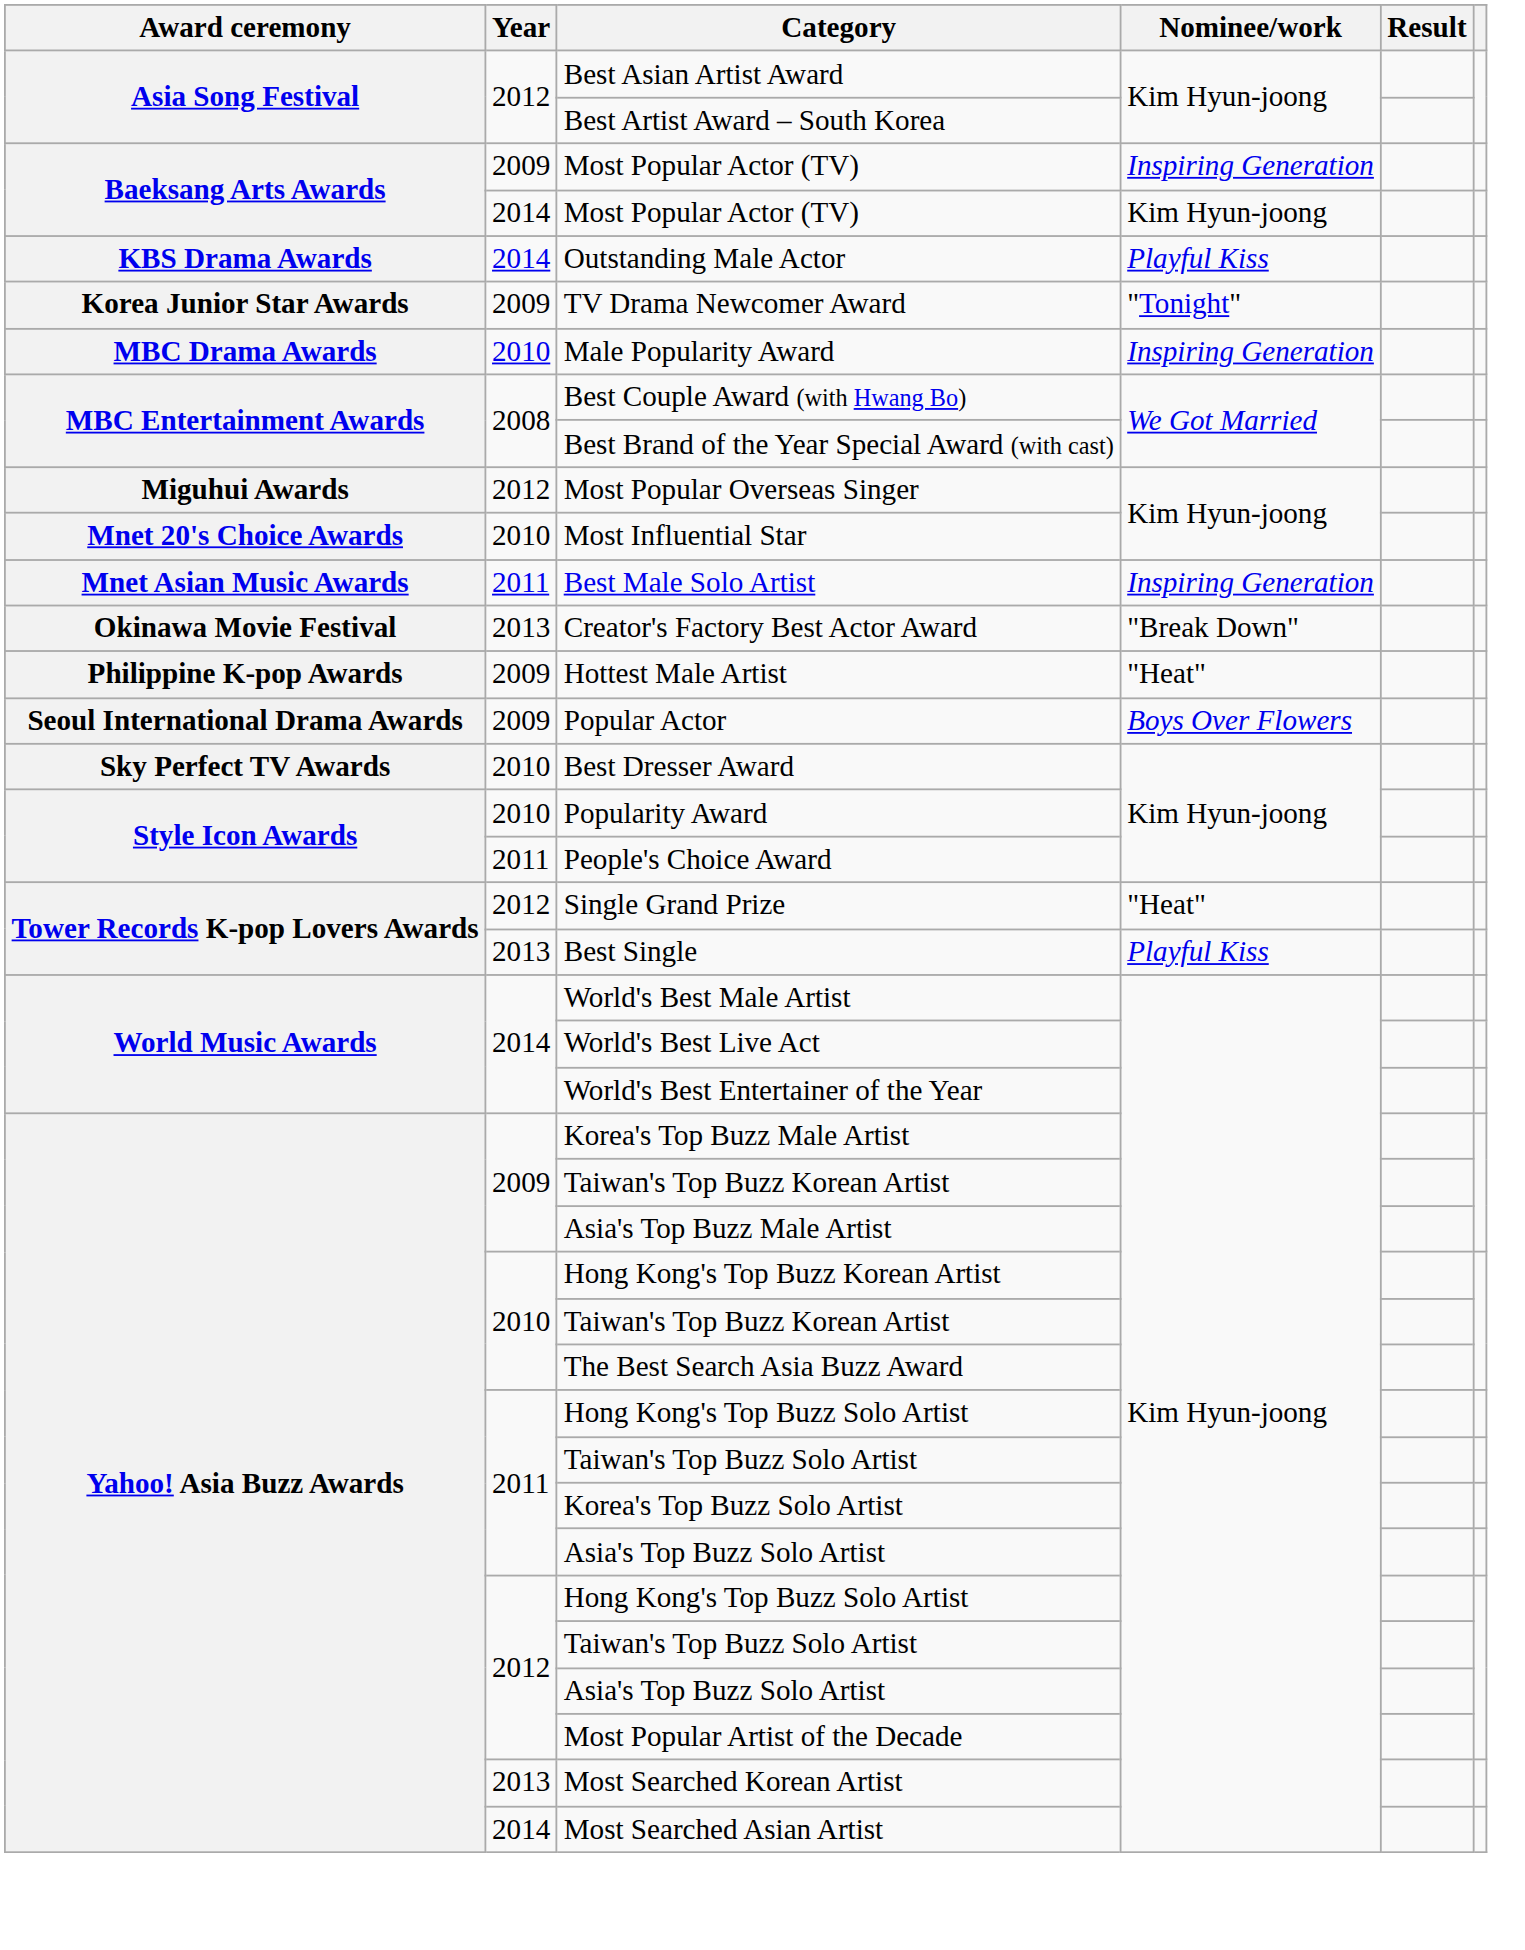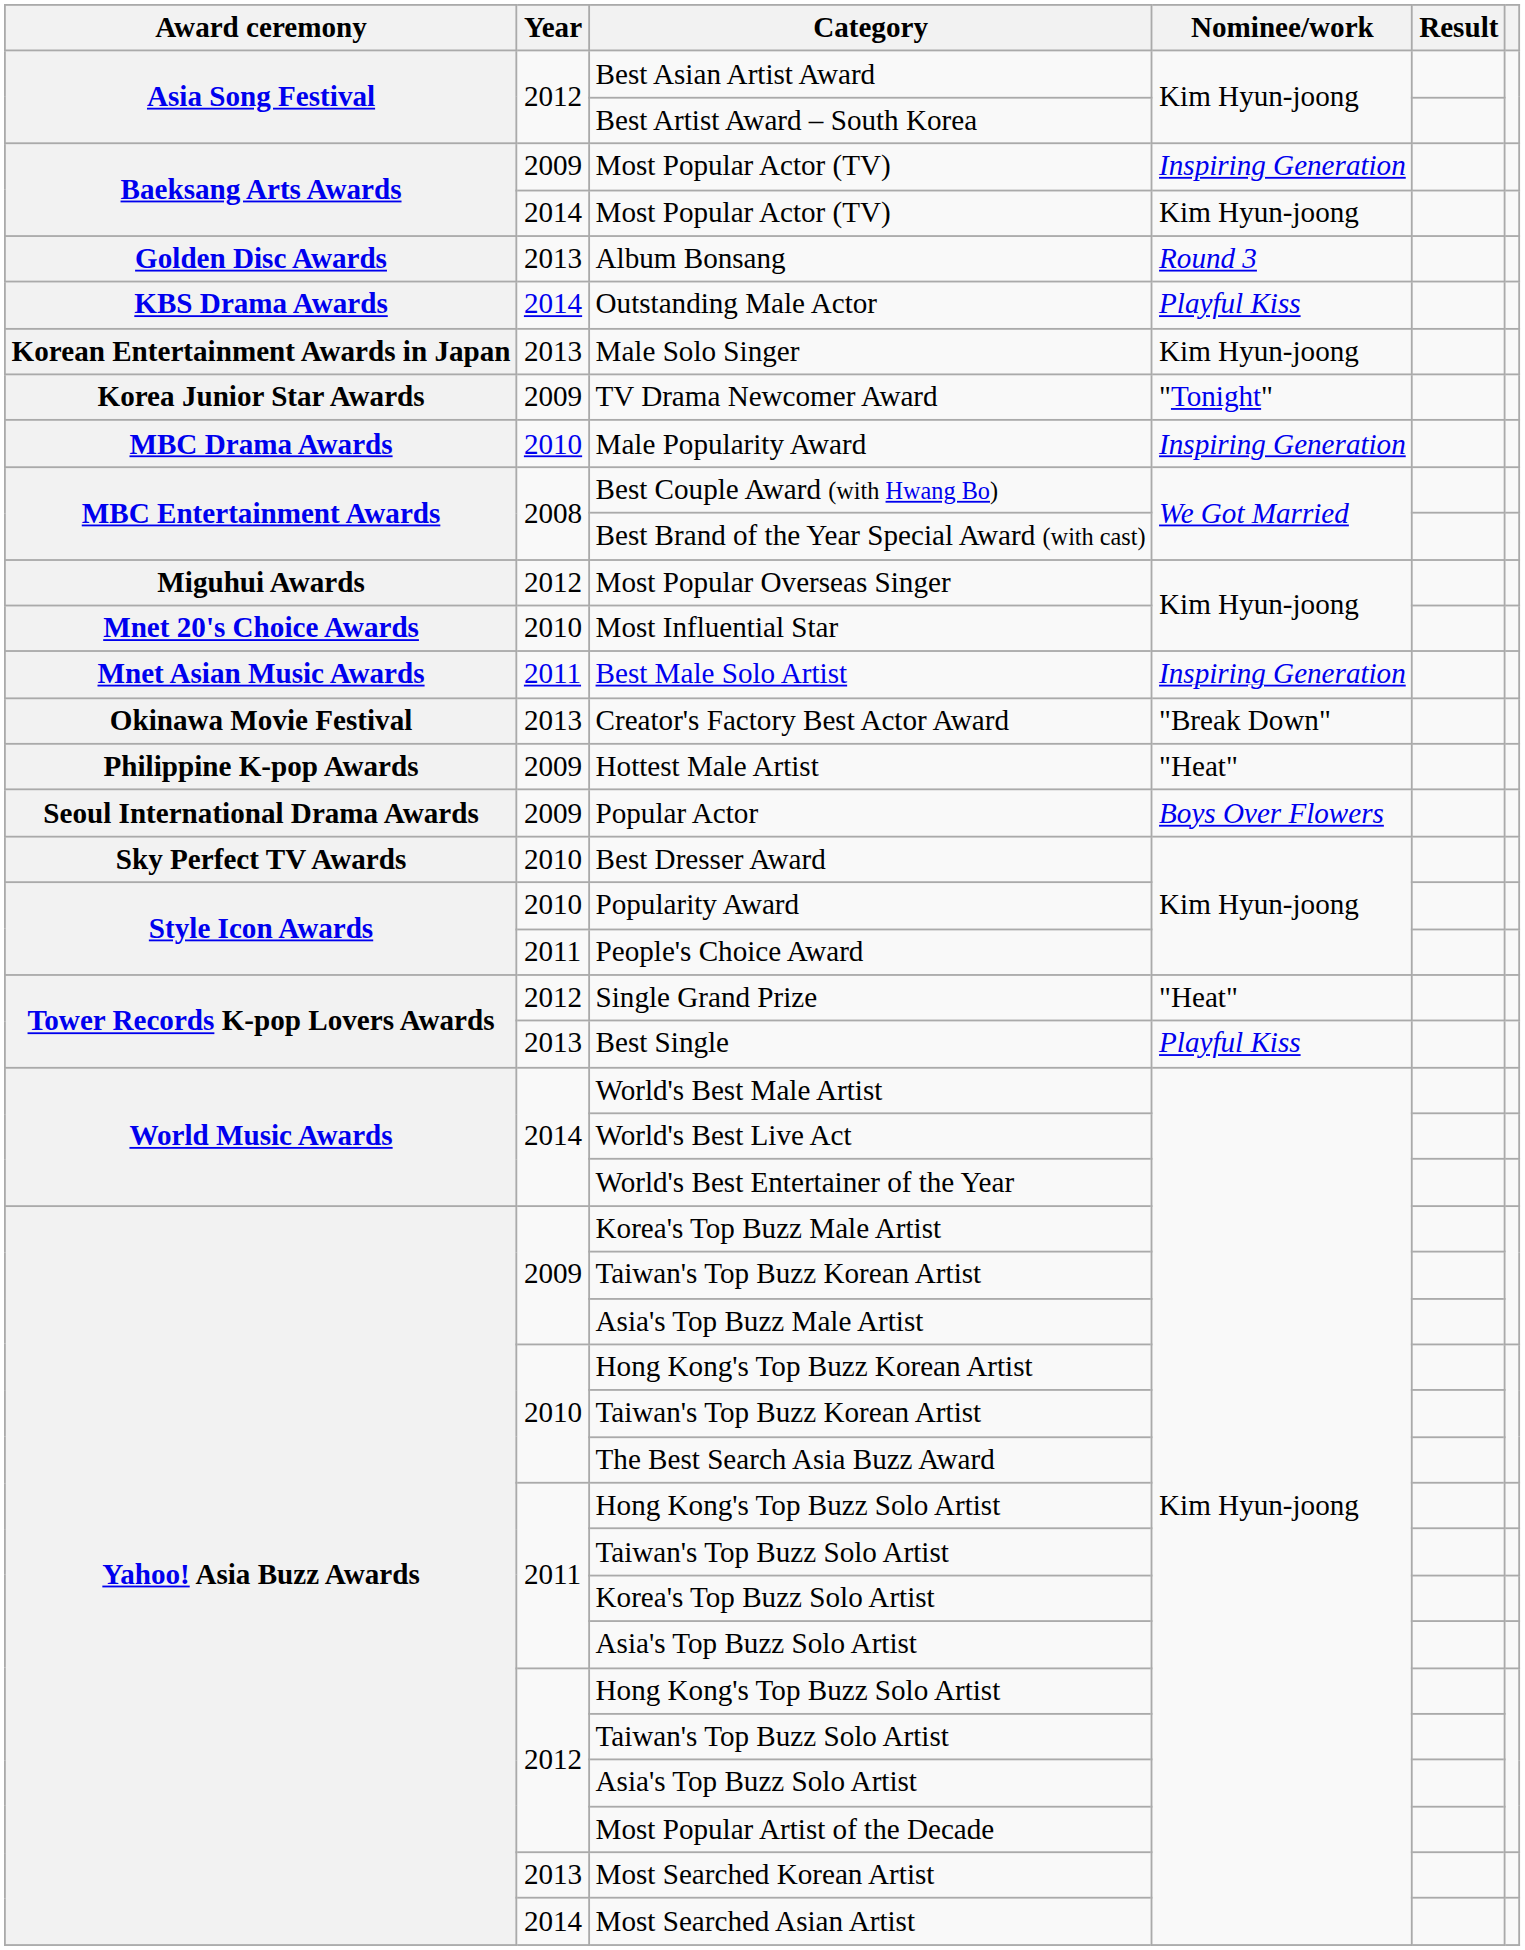+ row: (553, 258)
+ row: (553, 350)
